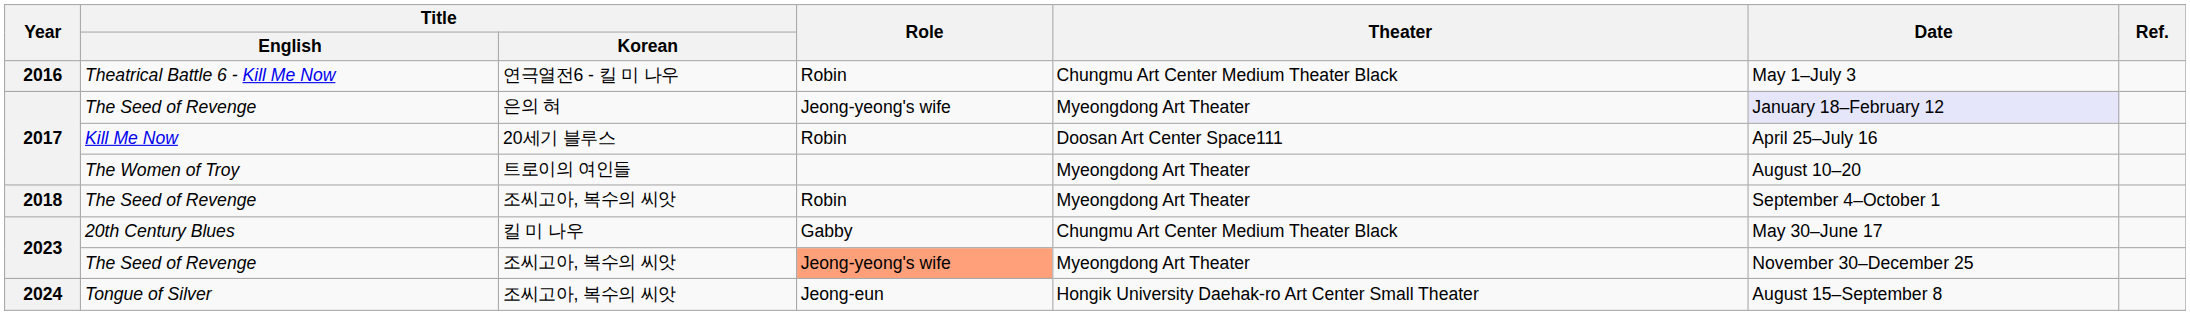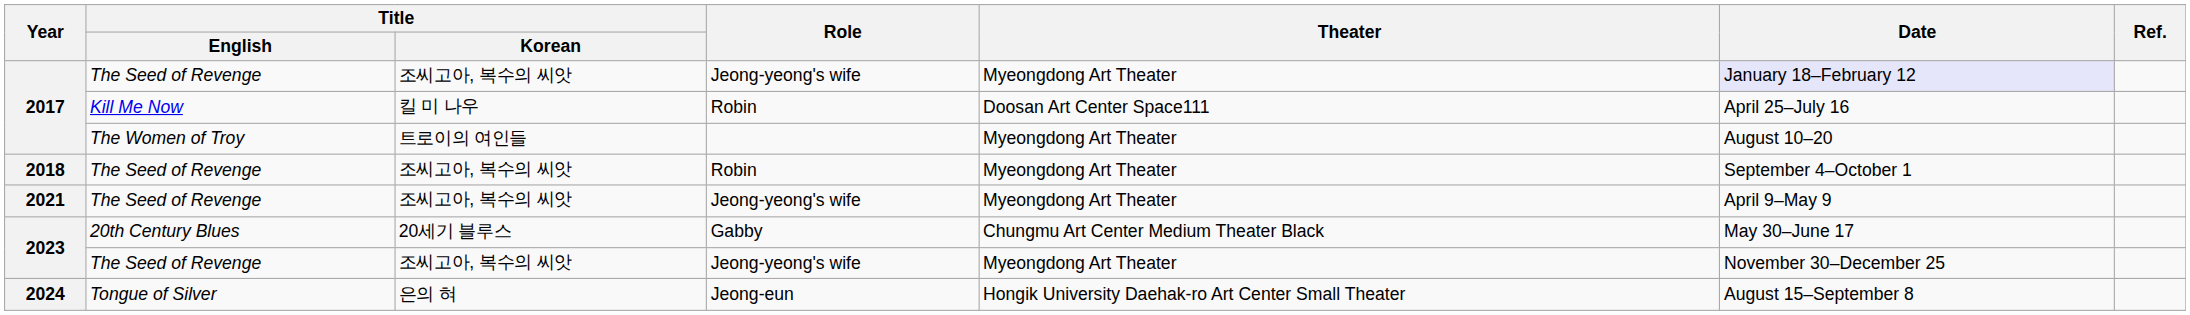- row: (43, 75)
(532, 106) 은의 혀 -> (485, 75) 조씨고아, 복수의 씨앗
(559, 137) 20세기 블루스 -> (439, 106) 킬 미 나우
+ row: (45, 200)
(543, 231) 킬 미 나우 -> (455, 231) 20세기 블루스
(876, 263) lightsalmon background -> (786, 263) no background
(590, 293) 조씨고아, 복수의 씨앗 -> (428, 293) 은의 혀
